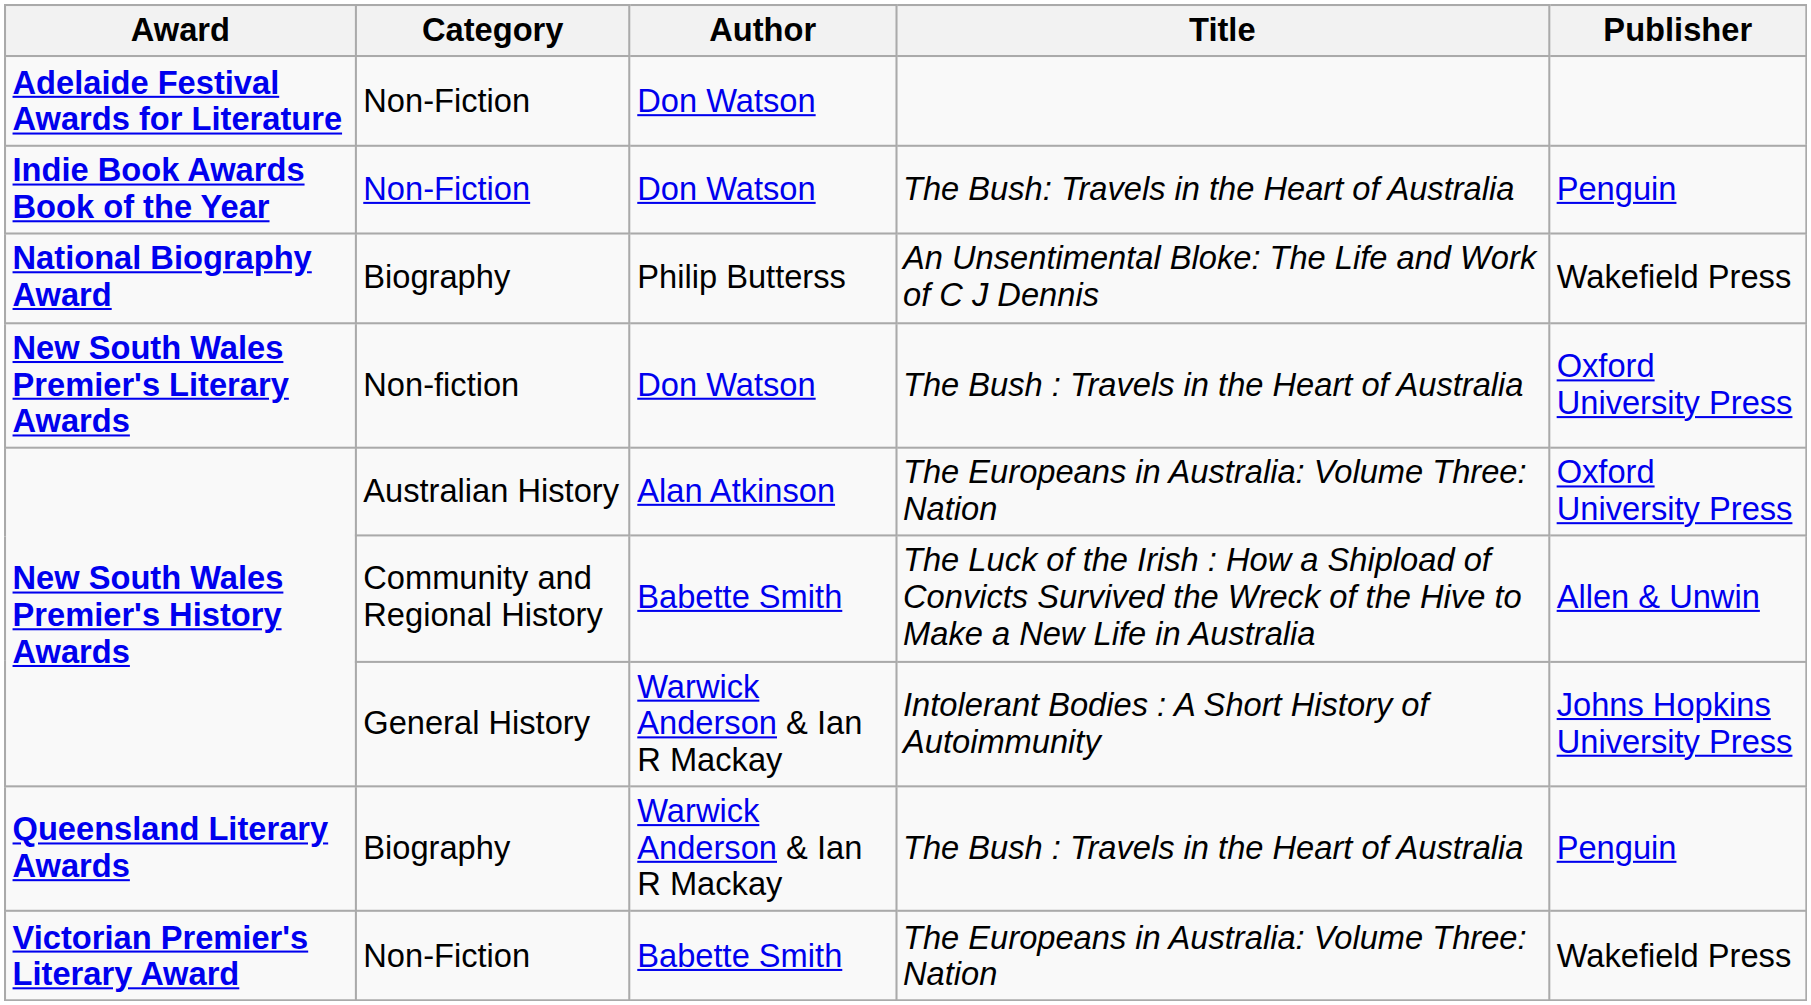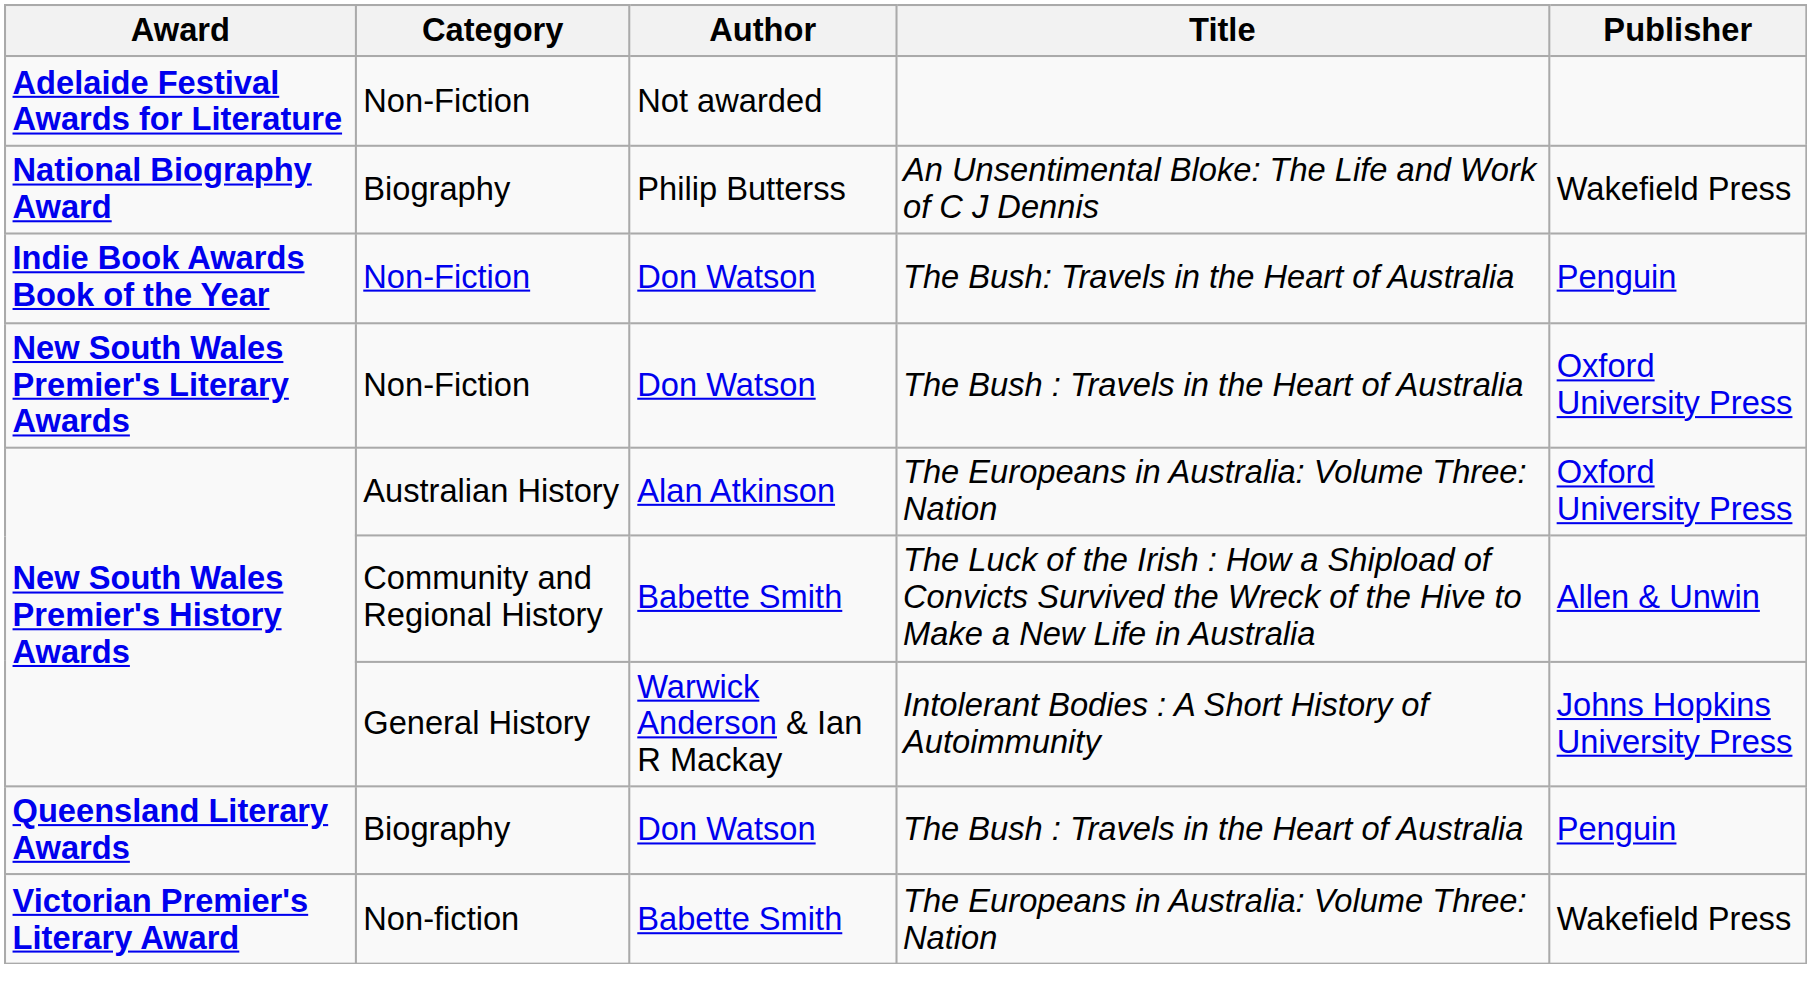(726, 100) Don Watson -> (730, 100) Not awarded
rows swapped: (159, 188) <-> (162, 277)
(441, 384) Non-fiction -> (447, 384) Non-Fiction
(750, 848) Warwick Anderson & Ian R Mackay -> (726, 830) Don Watson
(447, 955) Non-Fiction -> (441, 918) Non-fiction
